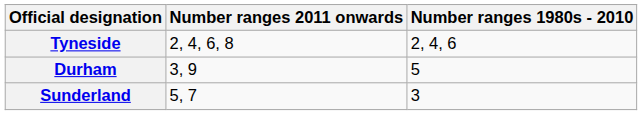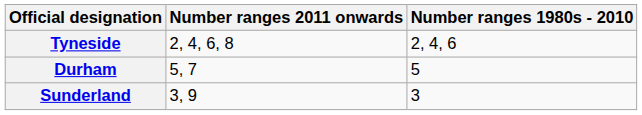(183, 69) 3, 9 -> (183, 69) 5, 7
(183, 95) 5, 7 -> (183, 95) 3, 9
